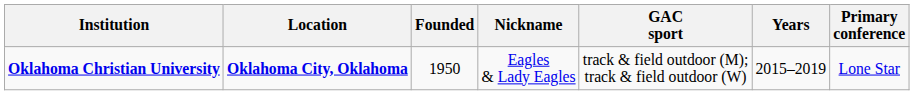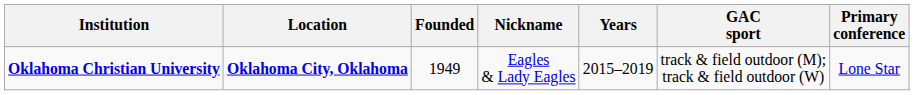columns swapped: (791, 25) <-> (666, 25)
(445, 68) 1950 -> (445, 68) 1949
